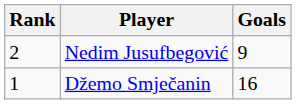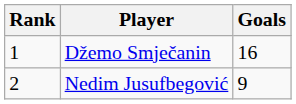rows swapped: (138, 83) <-> (146, 51)
